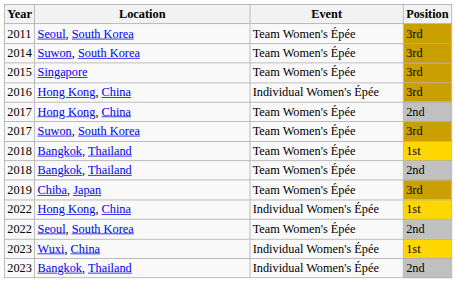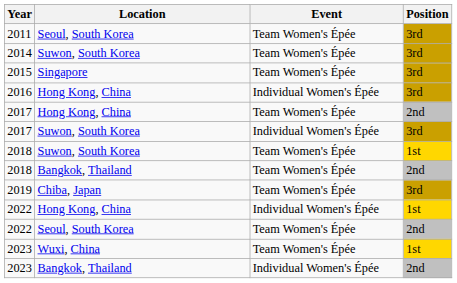(304, 131) Team Women's Épée -> (316, 131) Individual Women's Épée
(85, 151) Bangkok, Thailand -> (89, 151) Suwon, South Korea
(316, 248) Individual Women's Épée -> (304, 248) Team Women's Épée
